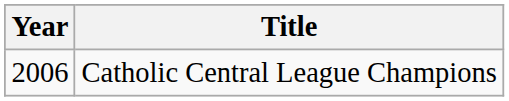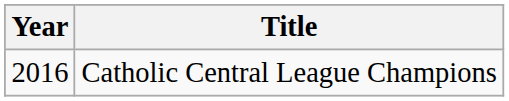(40, 72) 2006 -> (40, 72) 2016
